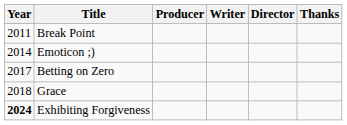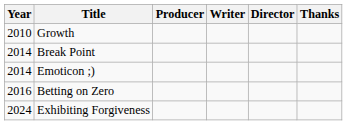+ row: (56, 33)
(19, 33) 2011 -> (19, 52) 2014
(19, 71) 2017 -> (19, 91) 2016
- row: (52, 91)
(19, 110) bold -> (19, 110) normal
